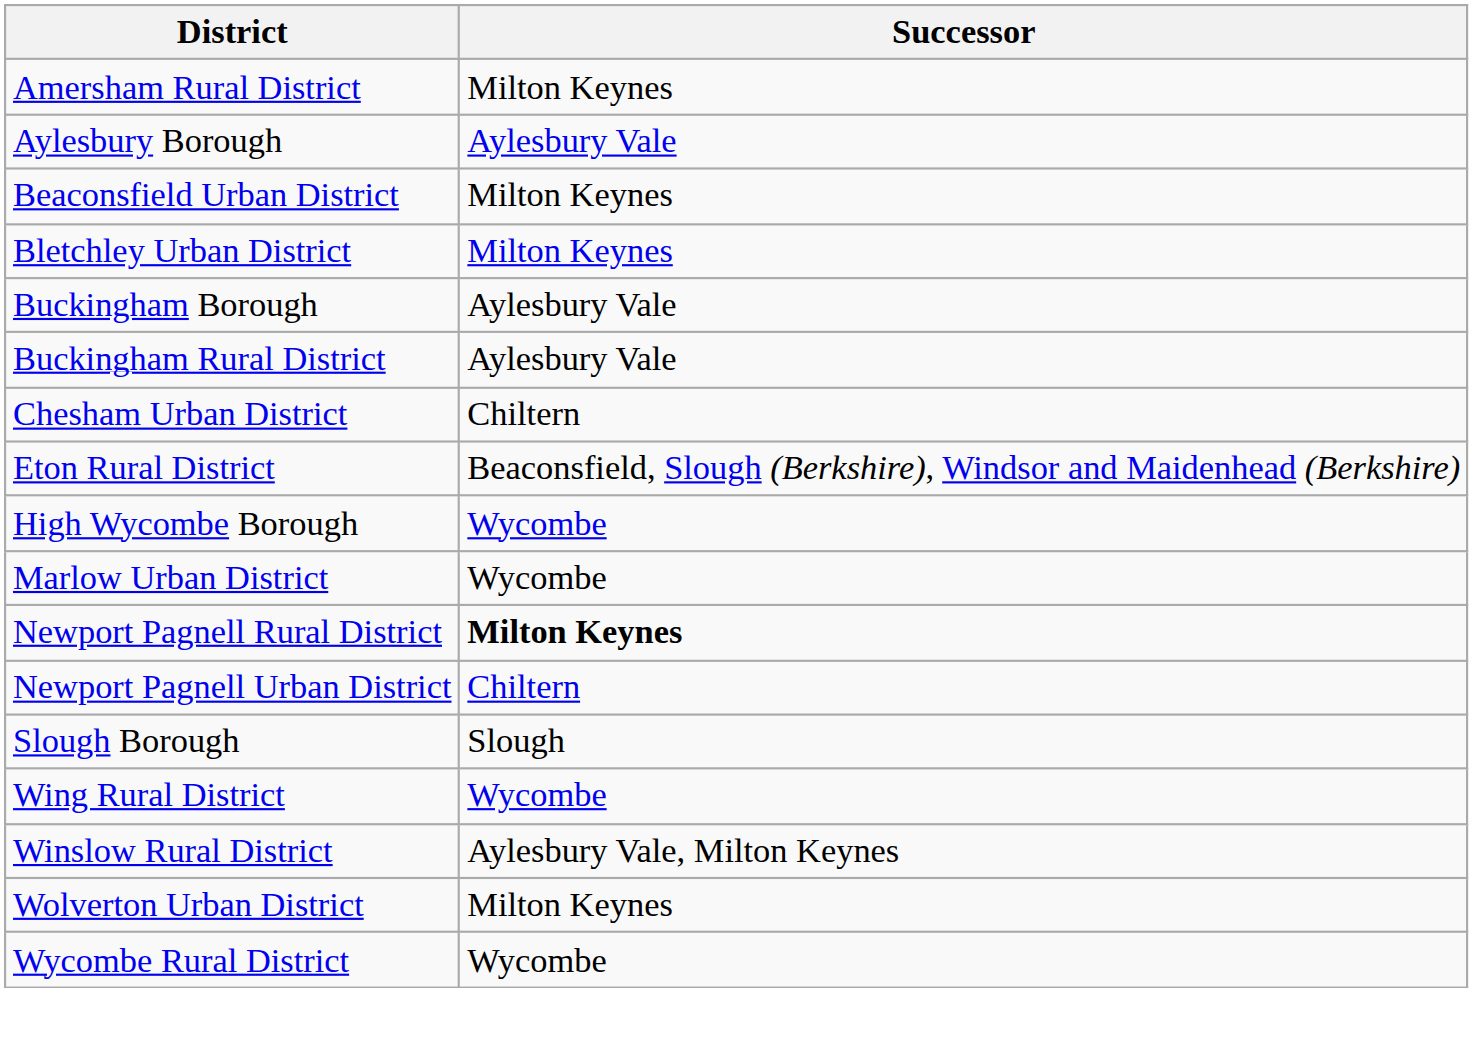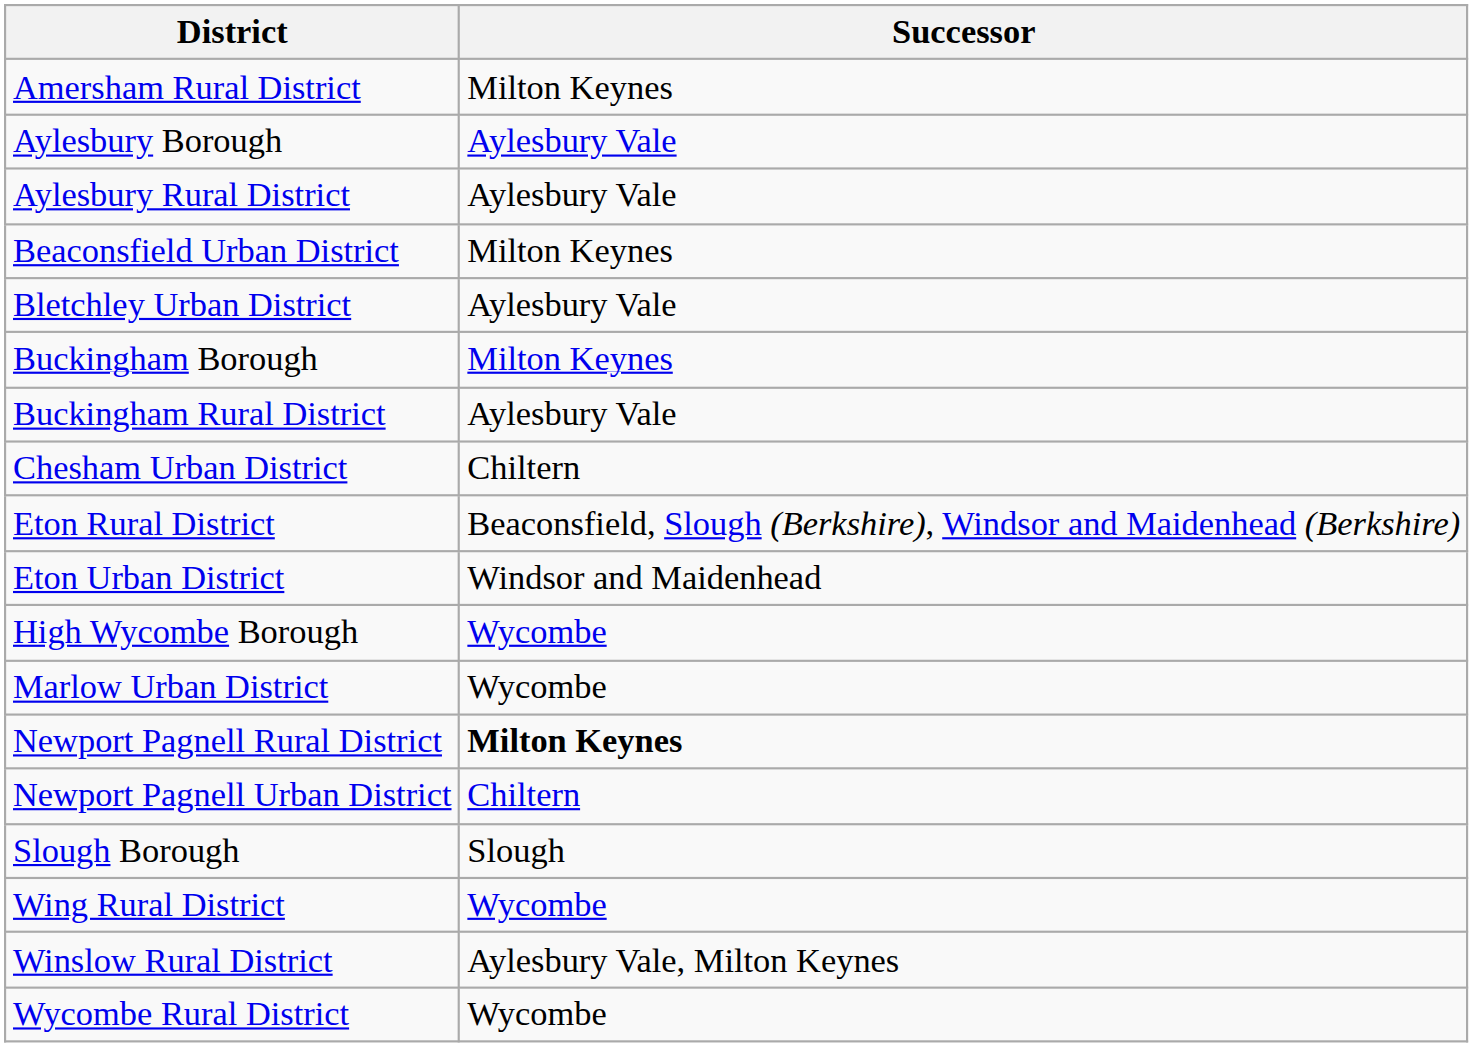+ row: (181, 195)
(570, 250) Milton Keynes -> (572, 304) Aylesbury Vale
(572, 304) Aylesbury Vale -> (570, 359) Milton Keynes
+ row: (149, 577)
- row: (188, 904)
